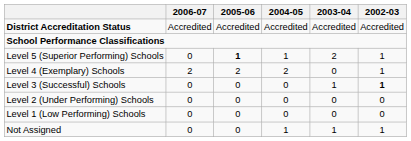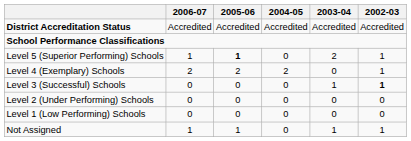(190, 56) 0 -> (190, 56) 1
(286, 56) 1 -> (286, 56) 0
(190, 129) 0 -> (190, 129) 1
(238, 129) 0 -> (238, 129) 1
(286, 129) 1 -> (286, 129) 0
